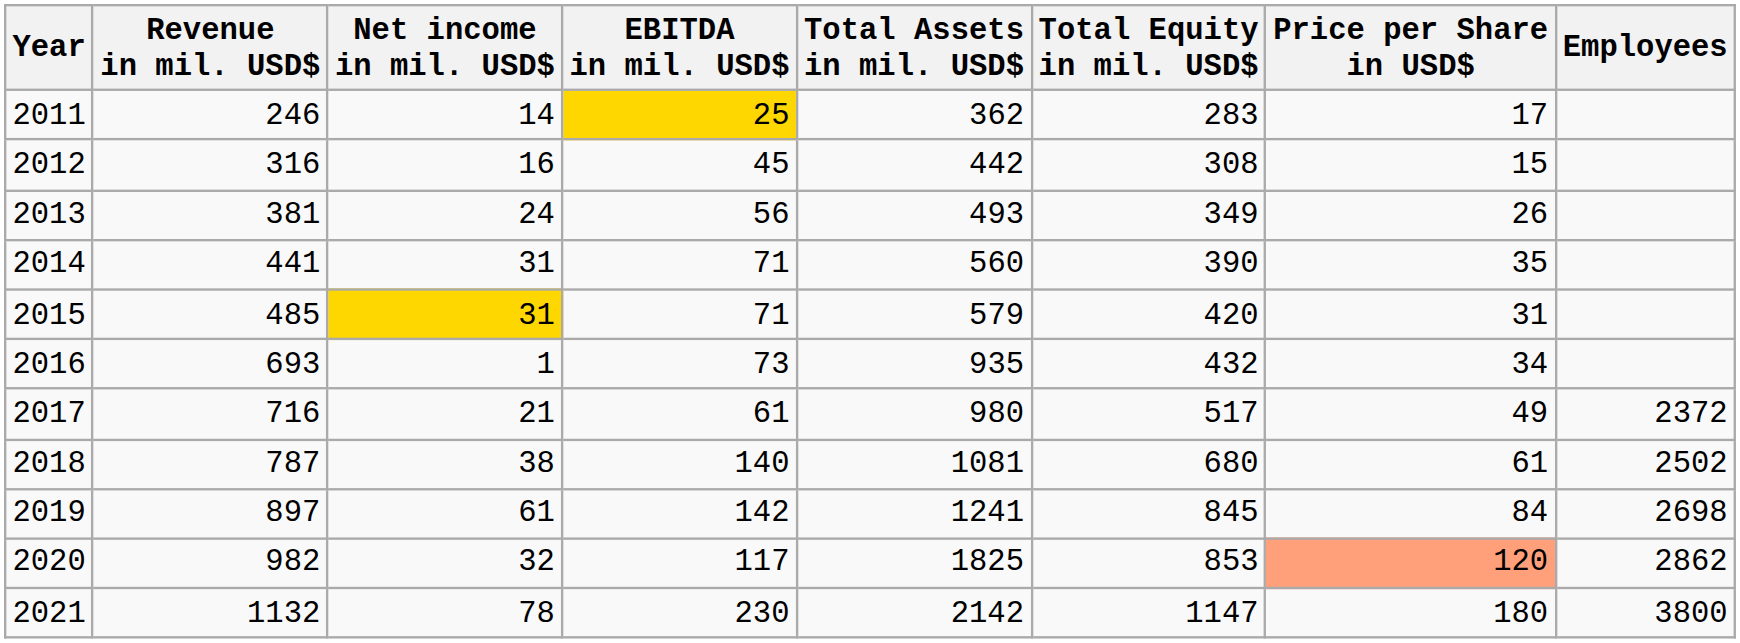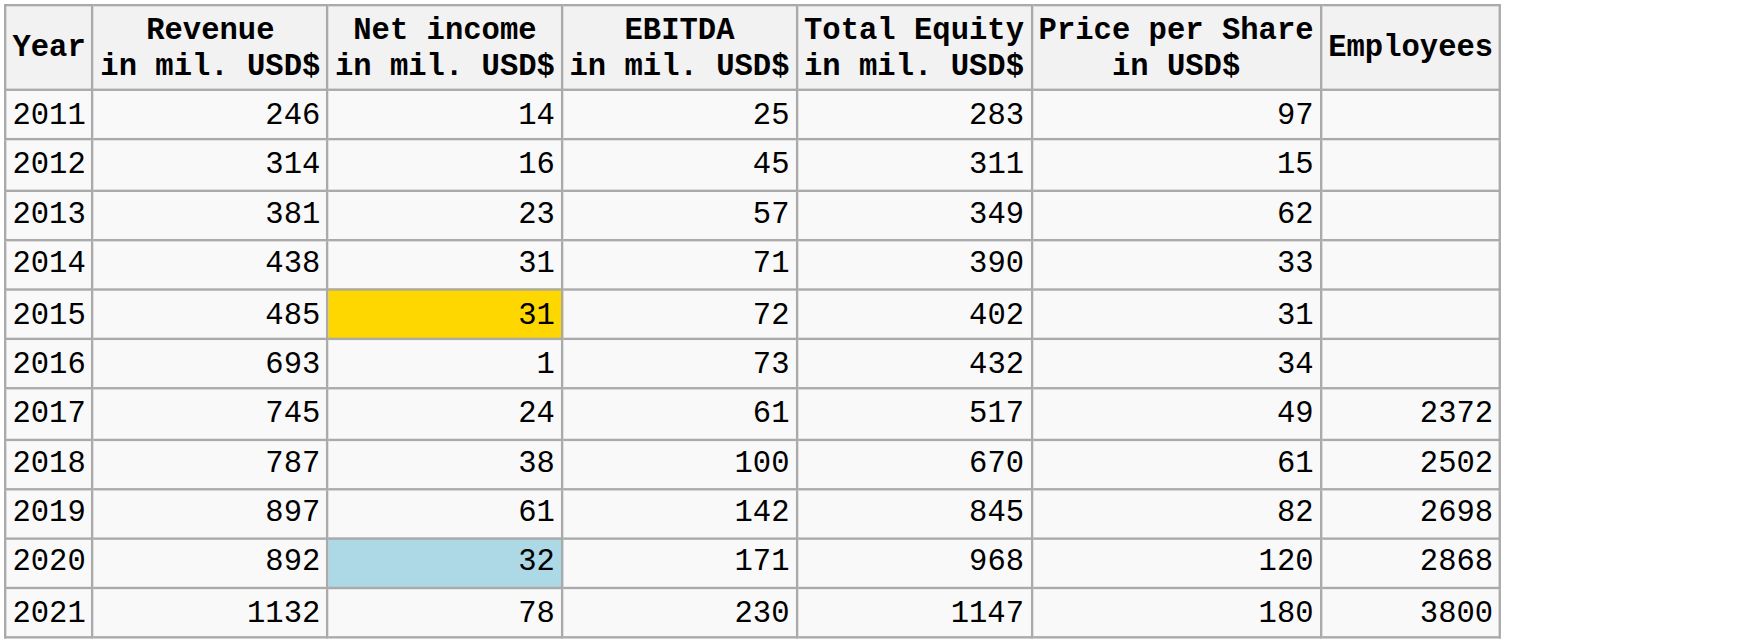- column: (914, 48)
(771, 115) gold background -> (771, 115) no background
(1530, 115) 17 -> (1295, 115) 97
(293, 165) 316 -> (293, 165) 314
(1231, 165) 308 -> (997, 165) 311
(537, 215) 24 -> (537, 215) 23
(771, 215) 56 -> (771, 215) 57
(1530, 215) 26 -> (1295, 215) 62
(293, 264) 441 -> (293, 264) 438
(1530, 264) 35 -> (1295, 264) 33
(771, 314) 71 -> (771, 314) 72
(1231, 314) 420 -> (997, 314) 402
(293, 414) 716 -> (293, 414) 745
(537, 414) 21 -> (537, 414) 24
(762, 464) 140 -> (762, 464) 100
(1231, 464) 680 -> (997, 464) 670
(1530, 513) 84 -> (1295, 513) 82
(293, 563) 982 -> (293, 563) 892
(537, 563) no background -> (537, 563) lightblue background
(762, 563) 117 -> (762, 563) 171
(1231, 563) 853 -> (997, 563) 968
(1521, 563) lightsalmon background -> (1286, 563) no background
(1691, 563) 2862 -> (1456, 563) 2868
